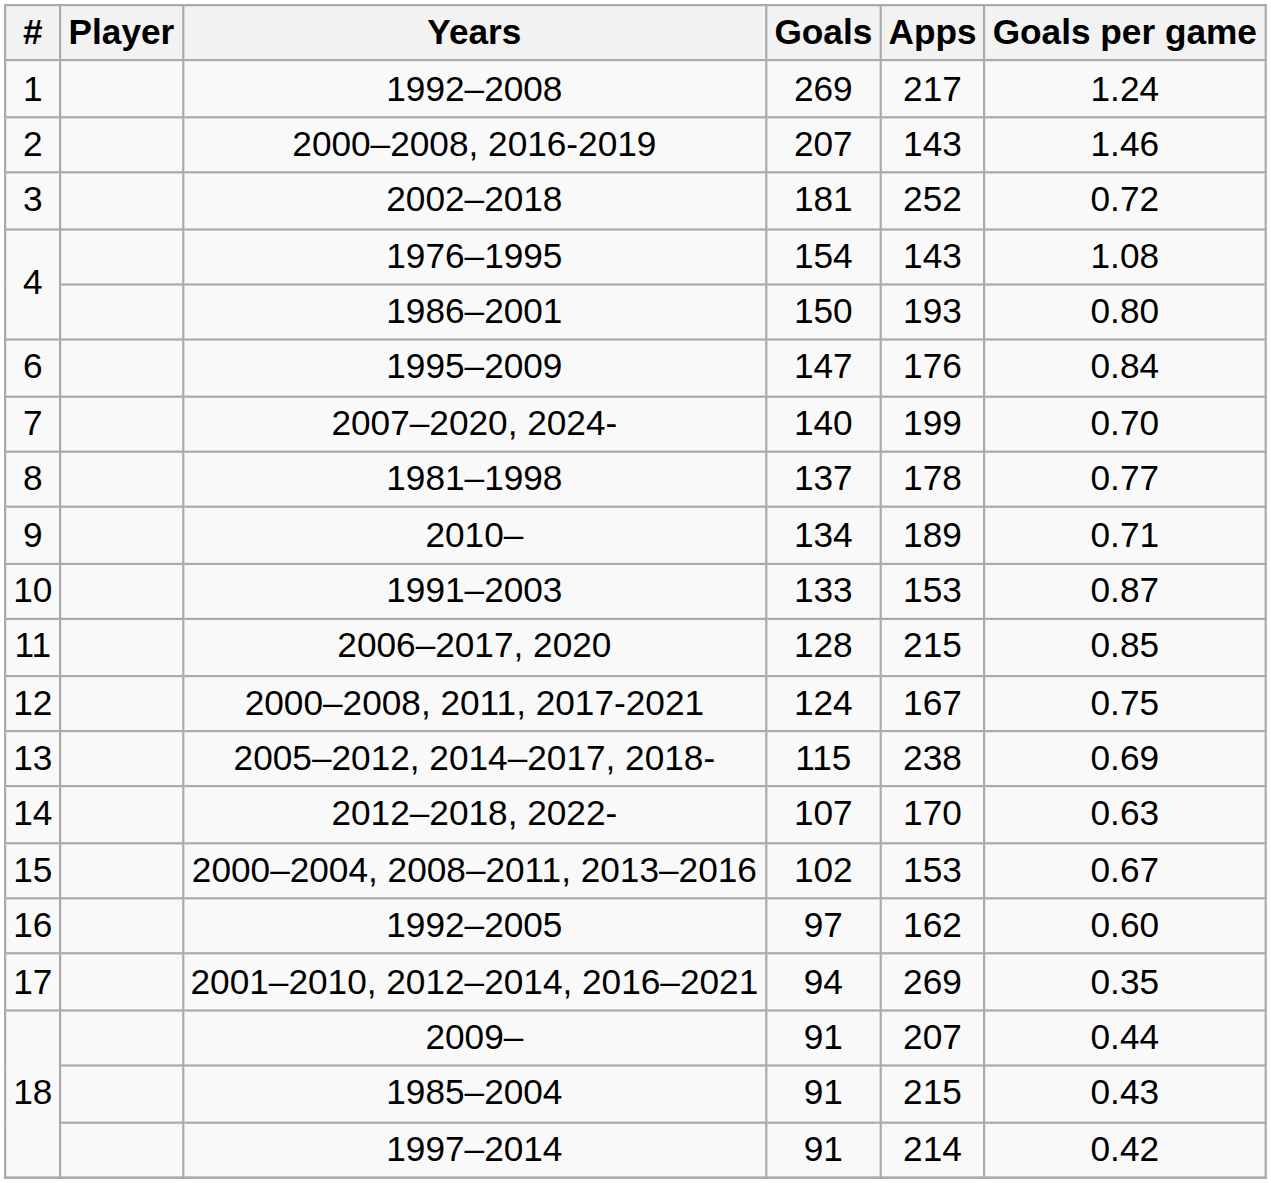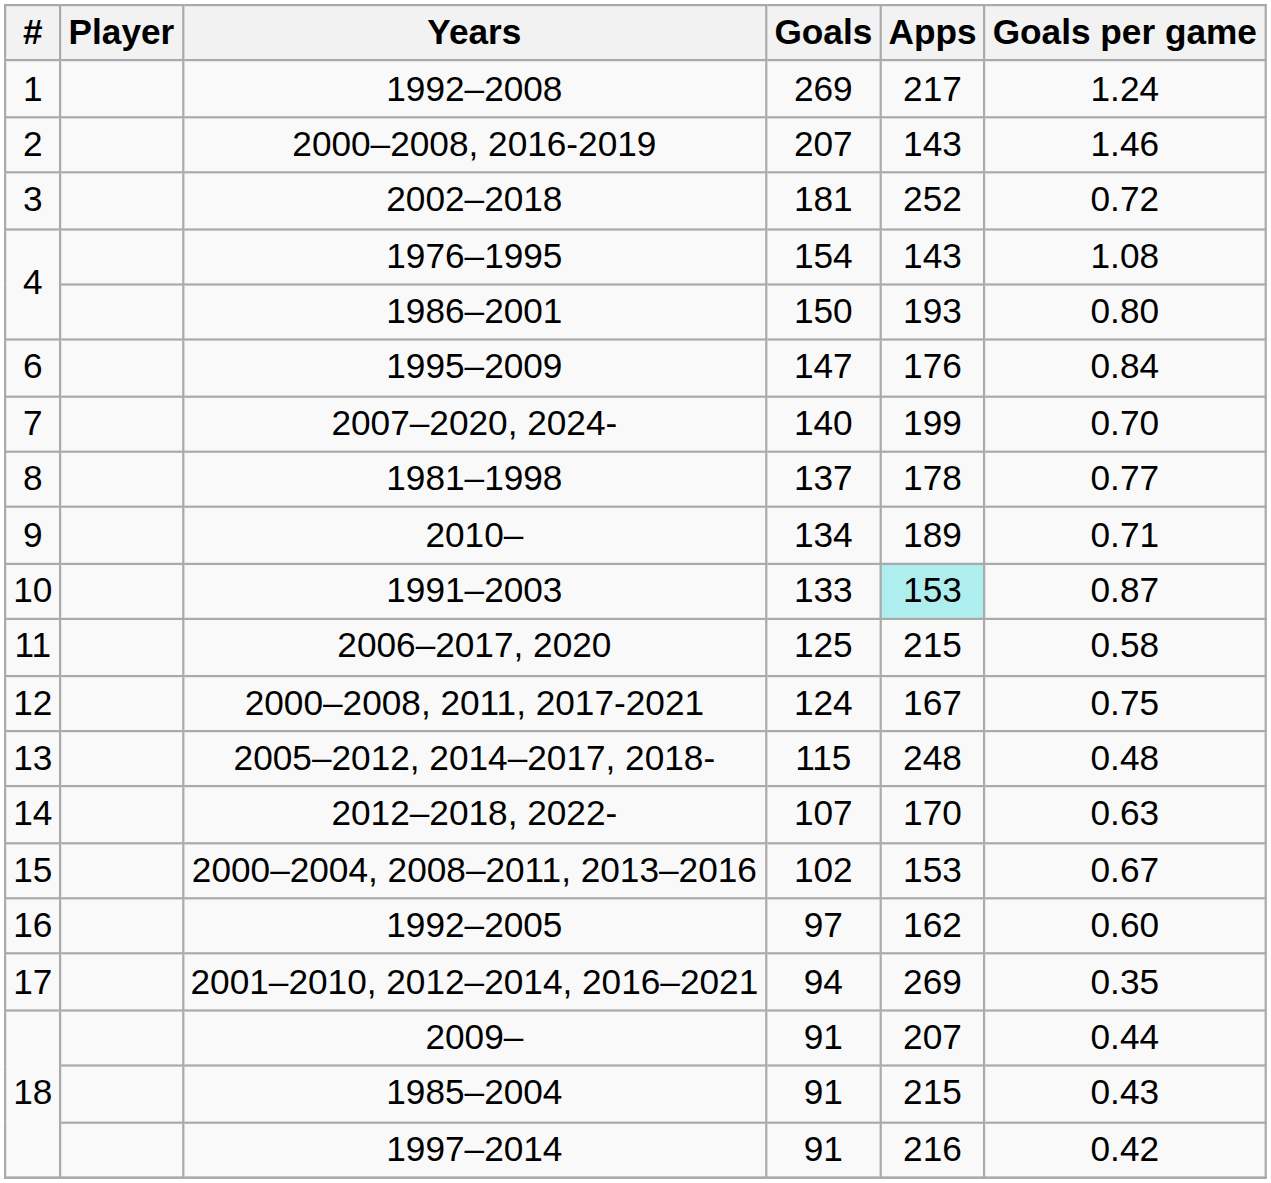(932, 590) no background -> (932, 590) paleturquoise background
(823, 646) 128 -> (823, 646) 125
(1125, 646) 0.85 -> (1125, 646) 0.58
(932, 758) 238 -> (932, 758) 248
(1125, 758) 0.69 -> (1125, 758) 0.48
(932, 1148) 214 -> (932, 1148) 216
